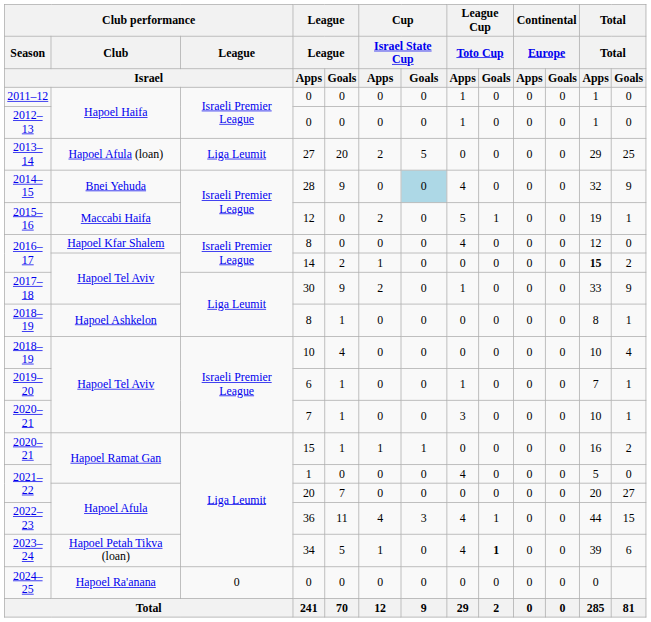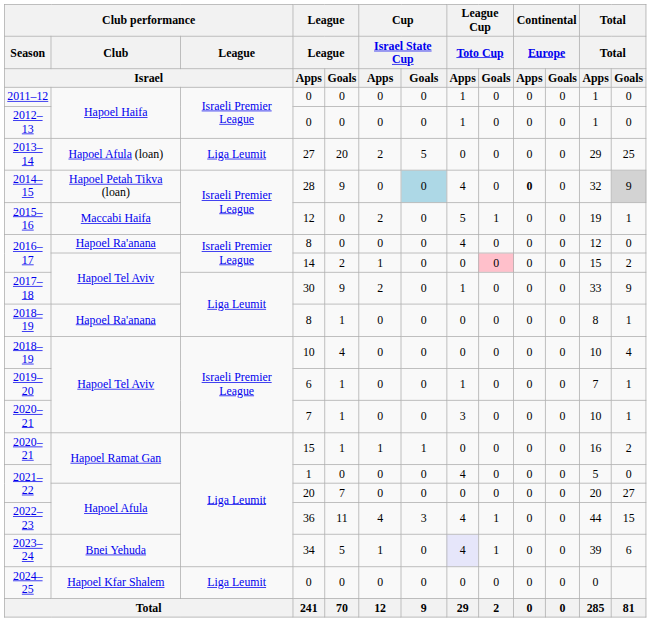(116, 186) Bnei Yehuda -> (116, 186) Hapoel Petah Tikva (loan)
(529, 186) normal -> (529, 186) bold
(629, 186) no background -> (629, 186) lightgrey background
(116, 244) Hapoel Kfar Shalem -> (116, 244) Hapoel Ra'anana
(496, 262) no background -> (496, 262) pink background
(596, 262) bold -> (596, 262) normal
(116, 320) Hapoel Ashkelon -> (116, 320) Hapoel Ra'anana
(116, 550) Hapoel Petah Tikva (loan) -> (116, 550) Bnei Yehuda
(463, 550) no background -> (463, 550) lavender background
(496, 550) bold -> (496, 550) normal
(116, 582) Hapoel Ra'anana -> (116, 582) Hapoel Kfar Shalem
(237, 582) 0 -> (237, 582) Liga Leumit
